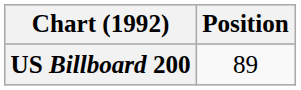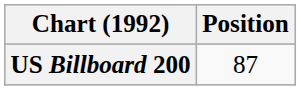(245, 64) 89 -> (245, 64) 87
